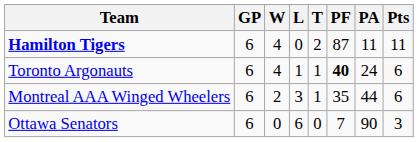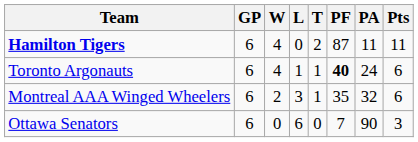(369, 96) 44 -> (369, 96) 32
